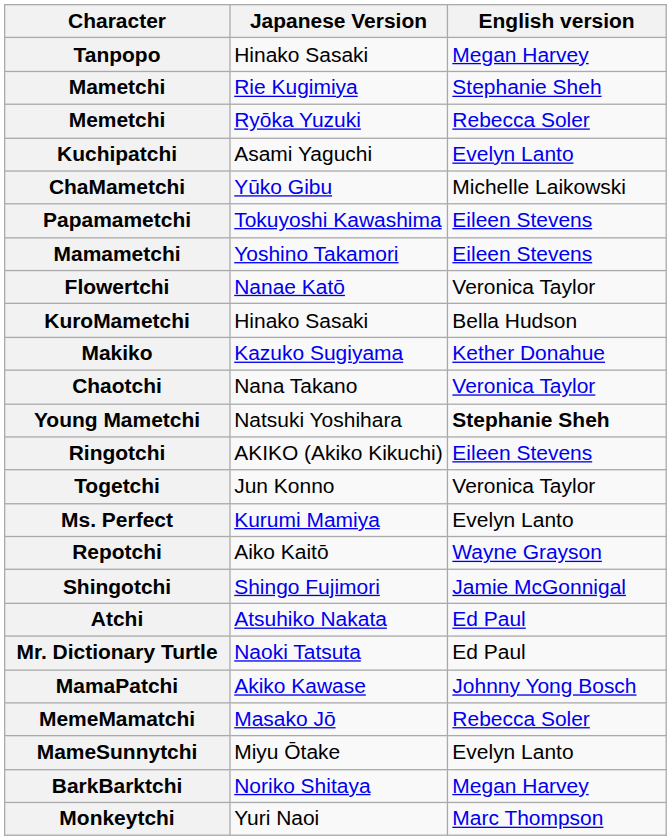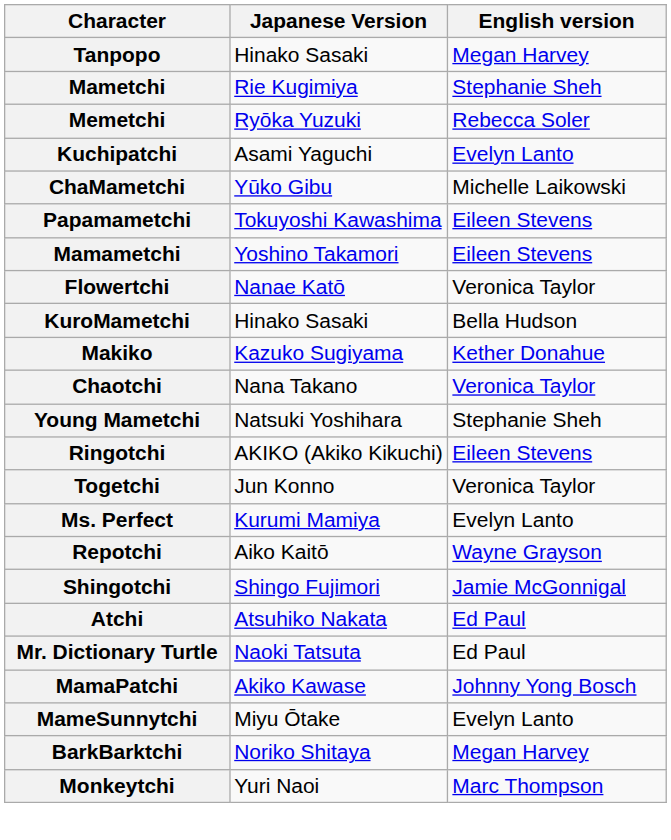(531, 420) bold -> (527, 420) normal
- row: (117, 719)
